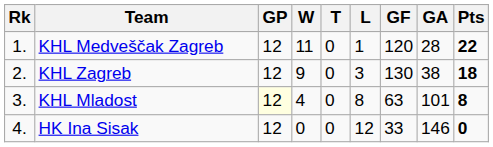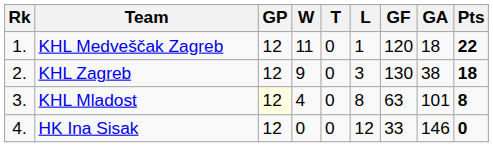(431, 45) 28 -> (431, 45) 18
